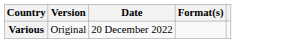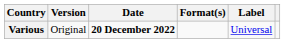+ column: (251, 13)
(132, 30) normal -> (133, 30) bold
